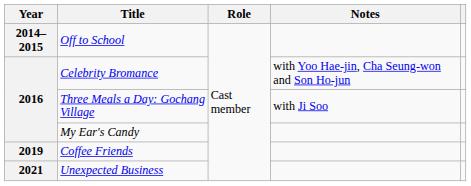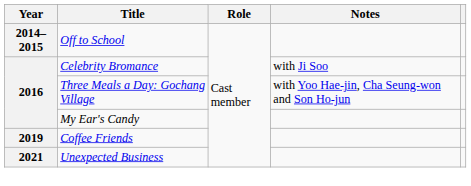(357, 73) with Yoo Hae-jin, Cha Seung-won and Son Ho-jun -> (301, 66) with Ji Soo
(301, 106) with Ji Soo -> (357, 92) with Yoo Hae-jin, Cha Seung-won and Son Ho-jun
